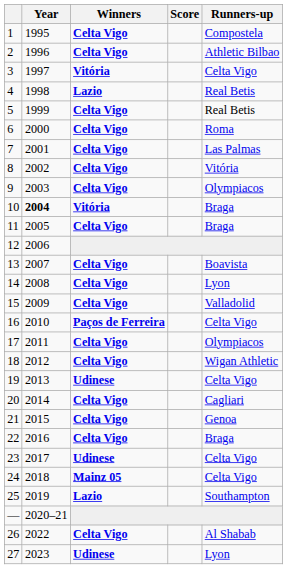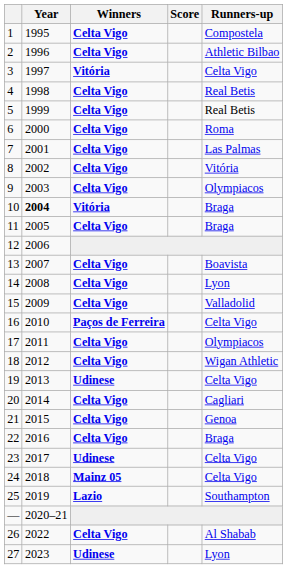(88, 91) Lazio -> (100, 91) Celta Vigo
